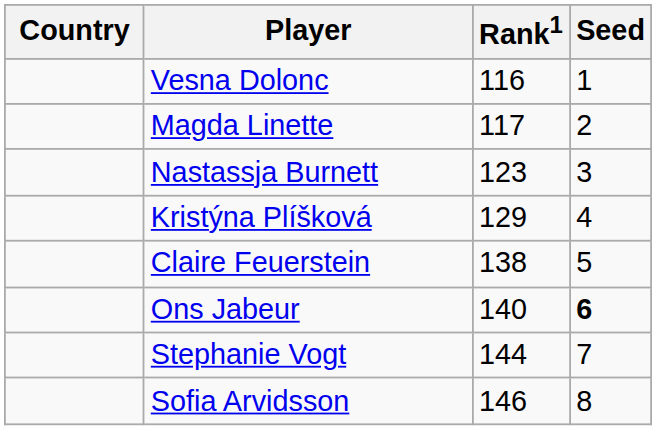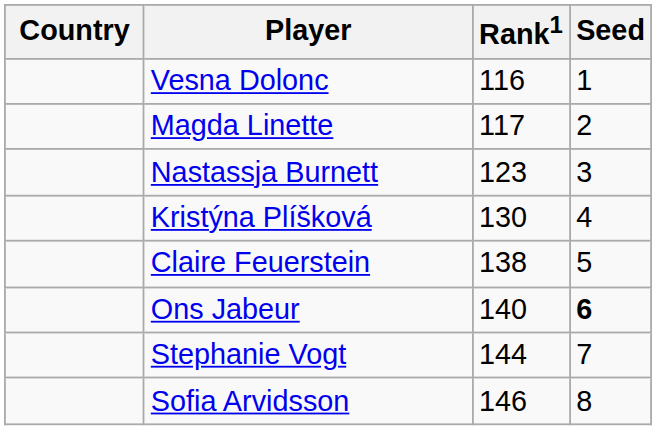(503, 217) 129 -> (503, 217) 130
